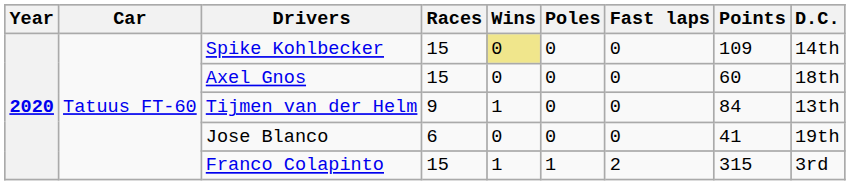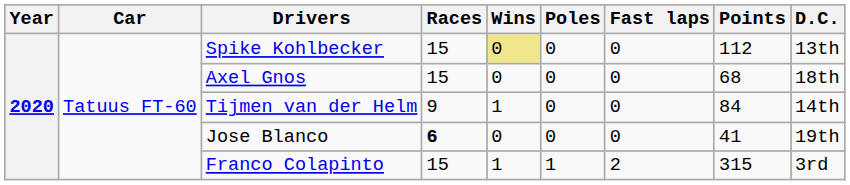(736, 49) 109 -> (736, 49) 112
(817, 49) 14th -> (817, 49) 13th
(730, 78) 60 -> (730, 78) 68
(817, 107) 13th -> (817, 107) 14th
(432, 136) normal -> (432, 136) bold
